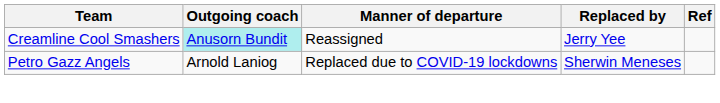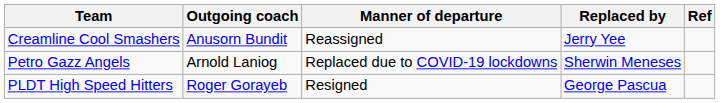(237, 39) paleturquoise background -> (237, 39) no background
+ row: (90, 86)
